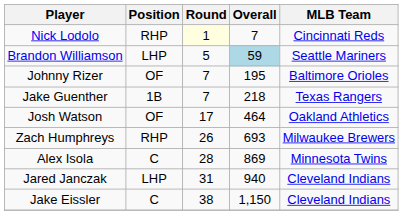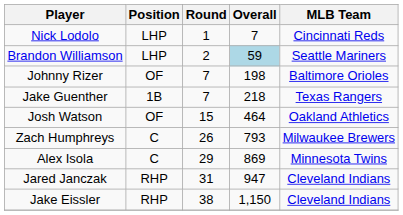(154, 35) RHP -> (154, 35) LHP
(206, 35) lightyellow background -> (206, 35) no background
(206, 55) 5 -> (206, 55) 2
(255, 76) 195 -> (255, 76) 198
(206, 117) 17 -> (206, 117) 15
(154, 138) RHP -> (154, 138) C
(255, 138) 693 -> (255, 138) 793
(206, 158) 28 -> (206, 158) 29
(154, 179) LHP -> (154, 179) RHP
(255, 179) 940 -> (255, 179) 947
(154, 199) C -> (154, 199) RHP
